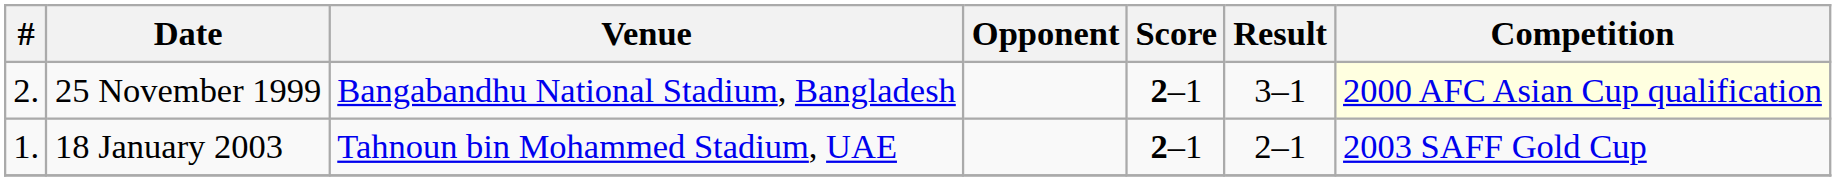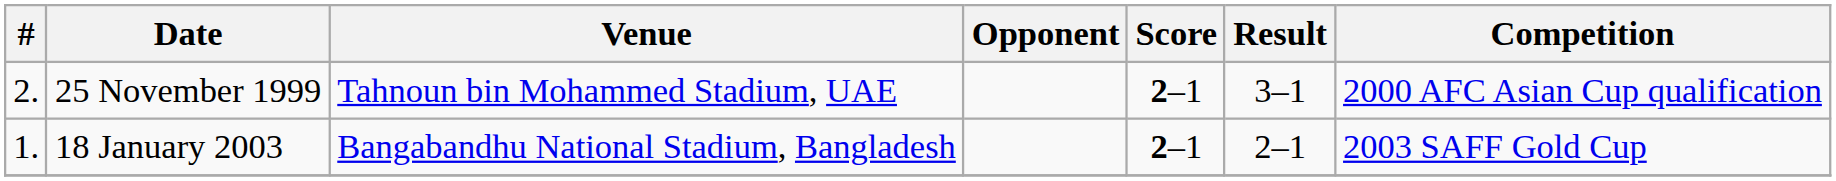(647, 90) Bangabandhu National Stadium, Bangladesh -> (617, 90) Tahnoun bin Mohammed Stadium, UAE
(1582, 90) lightyellow background -> (1582, 90) no background
(617, 146) Tahnoun bin Mohammed Stadium, UAE -> (647, 146) Bangabandhu National Stadium, Bangladesh
